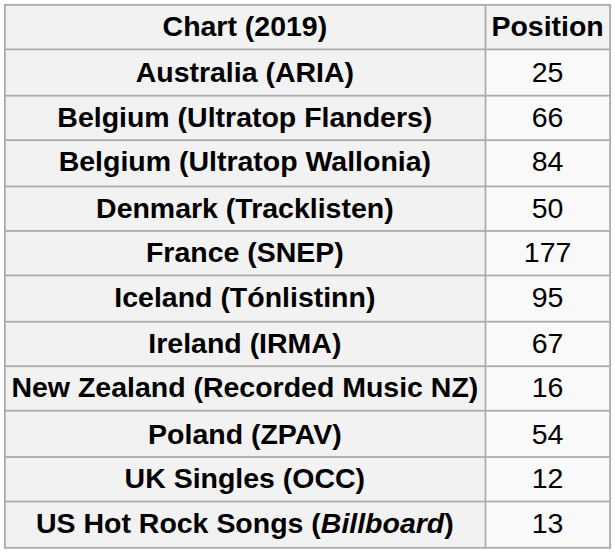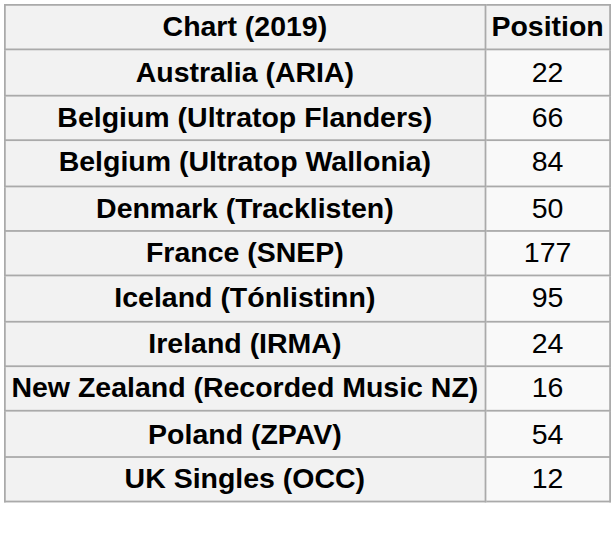(548, 72) 25 -> (548, 72) 22
(548, 343) 67 -> (548, 343) 24
- row: (245, 523)
